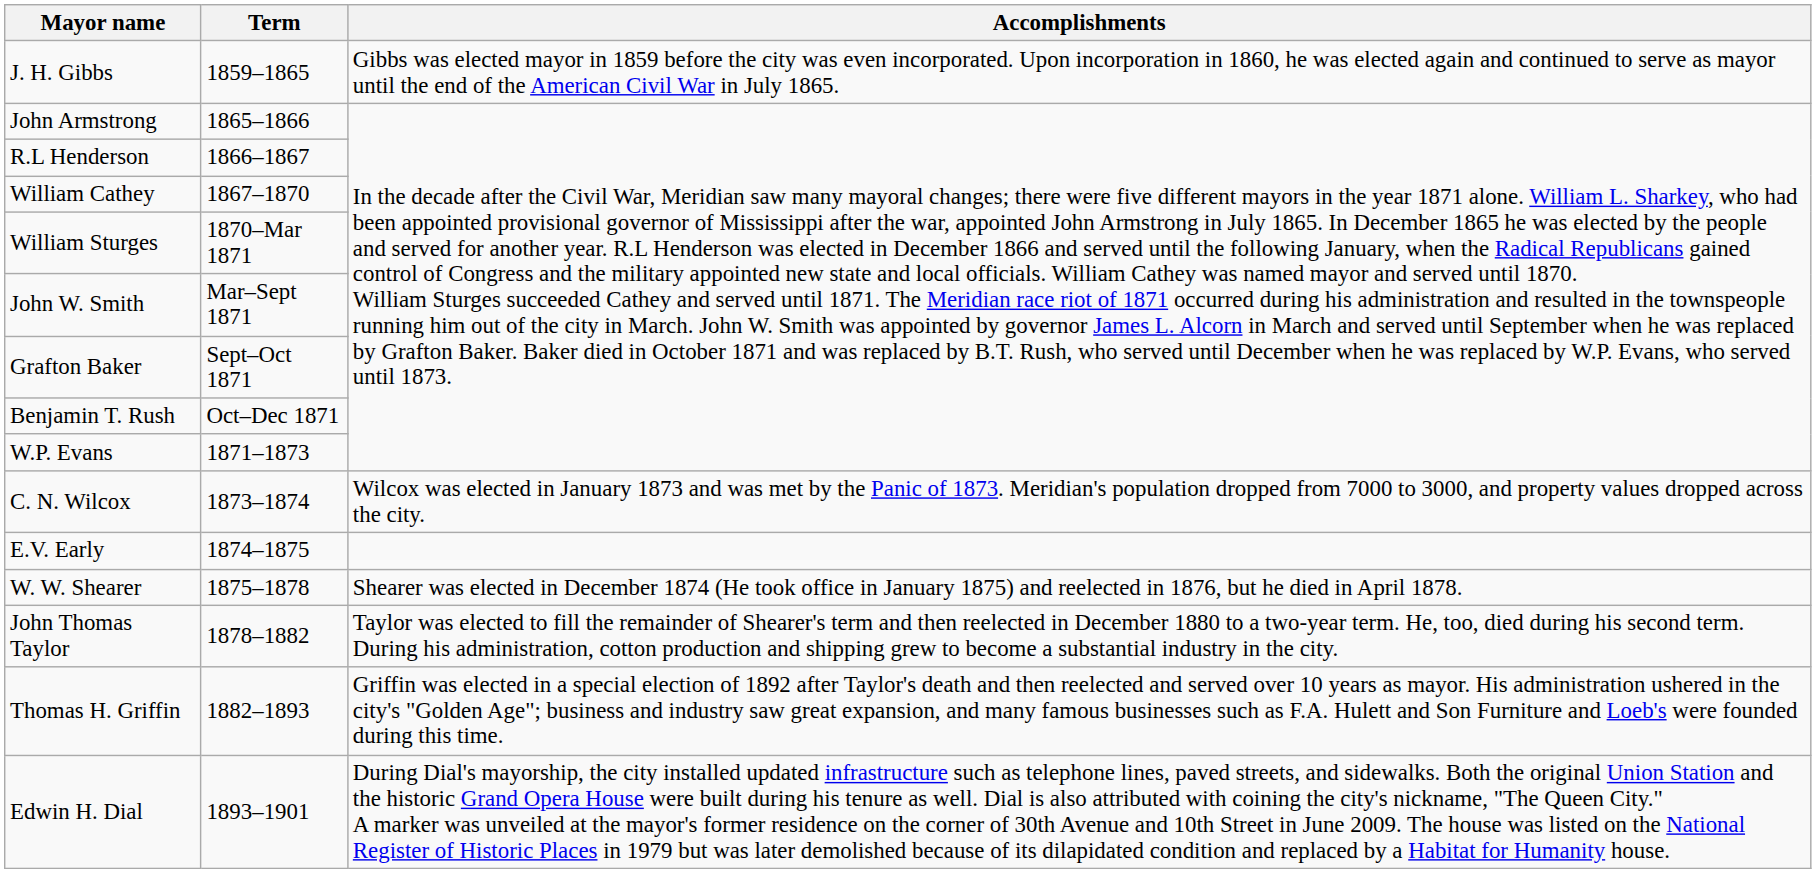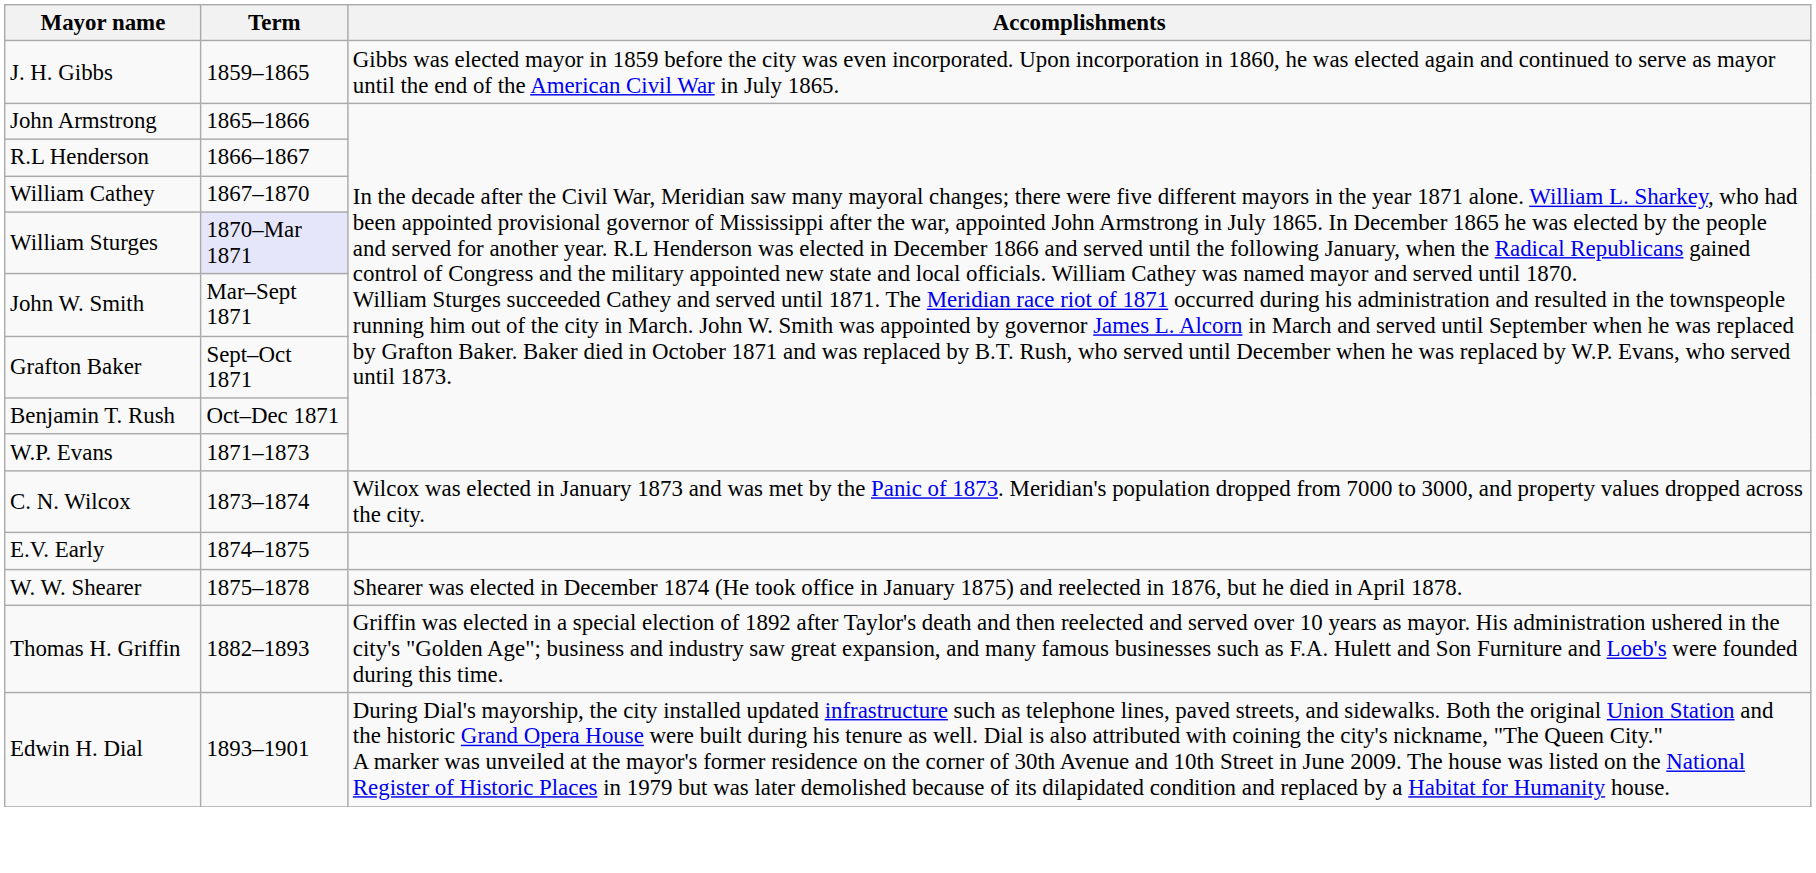(254, 242) no background -> (254, 242) lavender background
- row: (71, 635)
